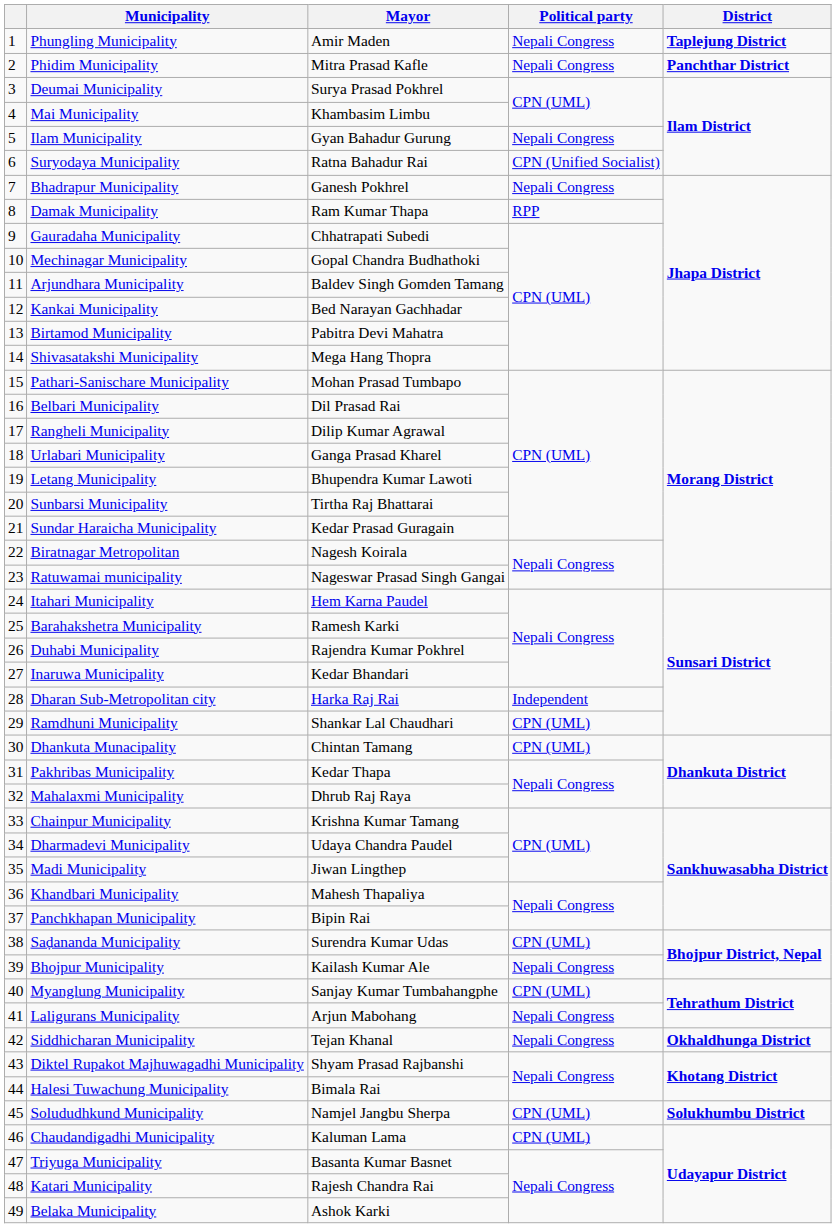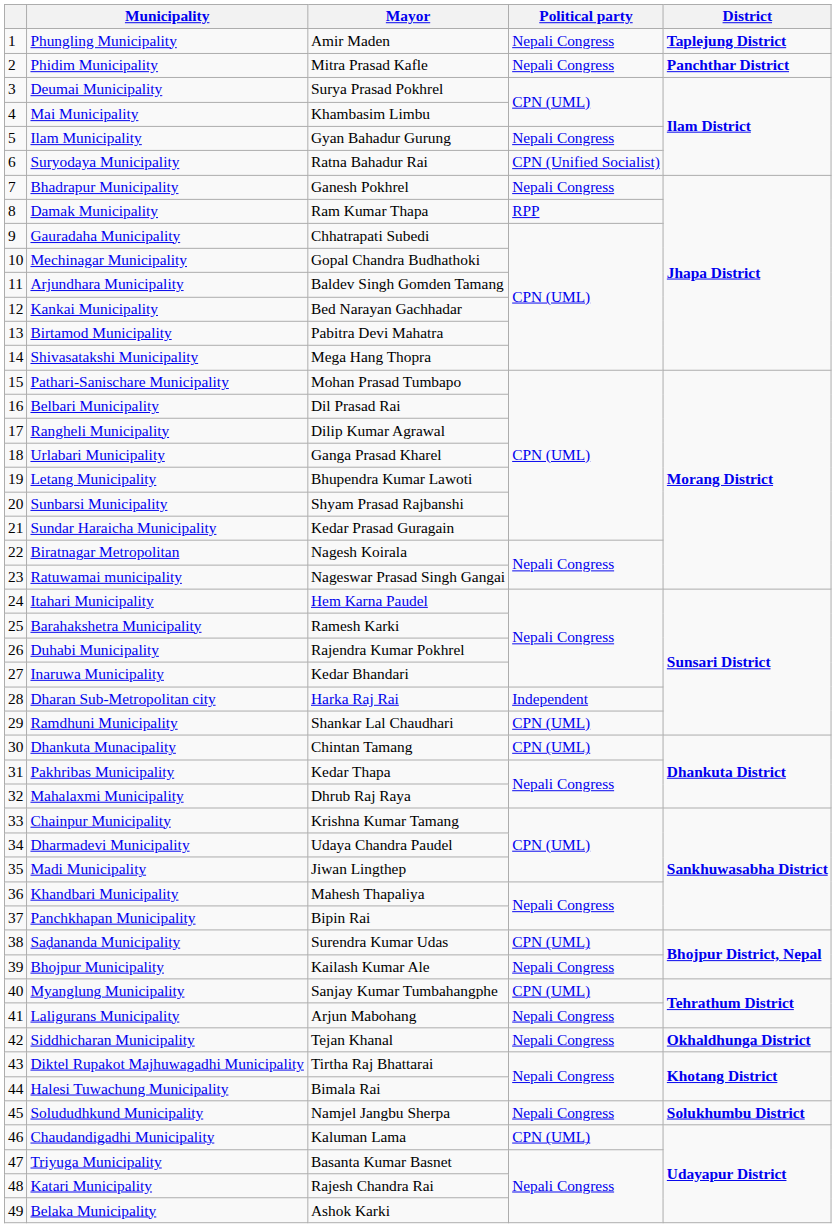(372, 503) Tirtha Raj Bhattarai -> (387, 503) Shyam Prasad Rajbanshi
(387, 1064) Shyam Prasad Rajbanshi -> (372, 1064) Tirtha Raj Bhattarai
(551, 1112) CPN (UML) -> (563, 1112) Nepali Congress
